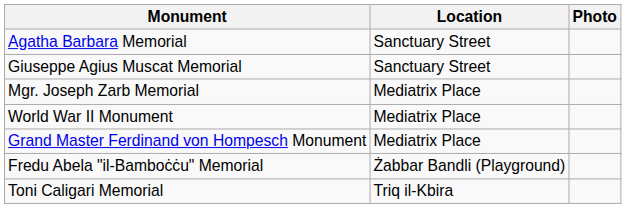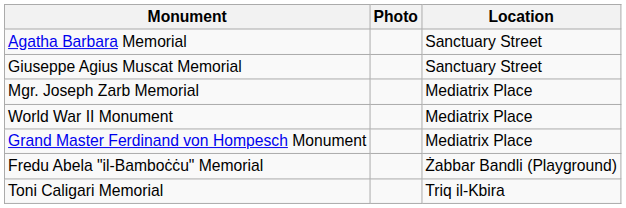columns swapped: (469, 16) <-> (595, 16)
